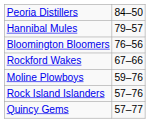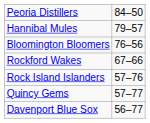- row: (45, 77)
+ row: (52, 110)
